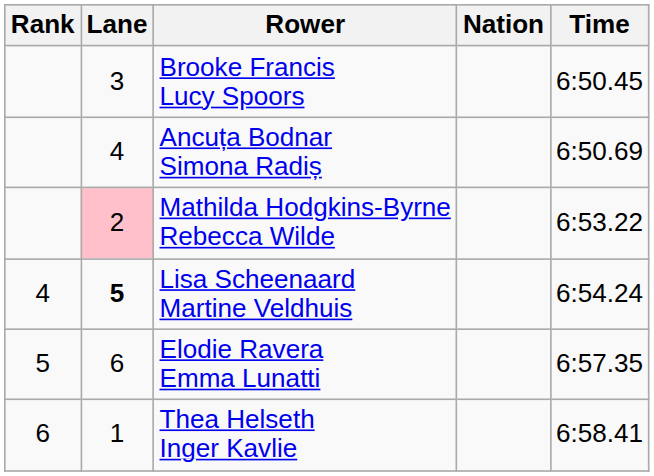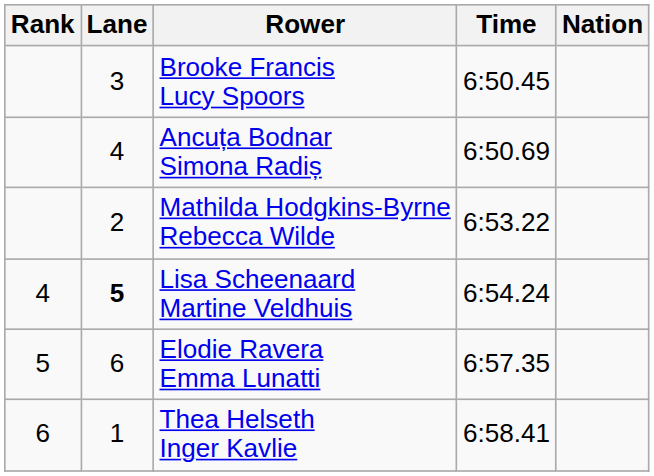columns swapped: (503, 25) <-> (600, 25)
(117, 222) pink background -> (117, 222) no background
